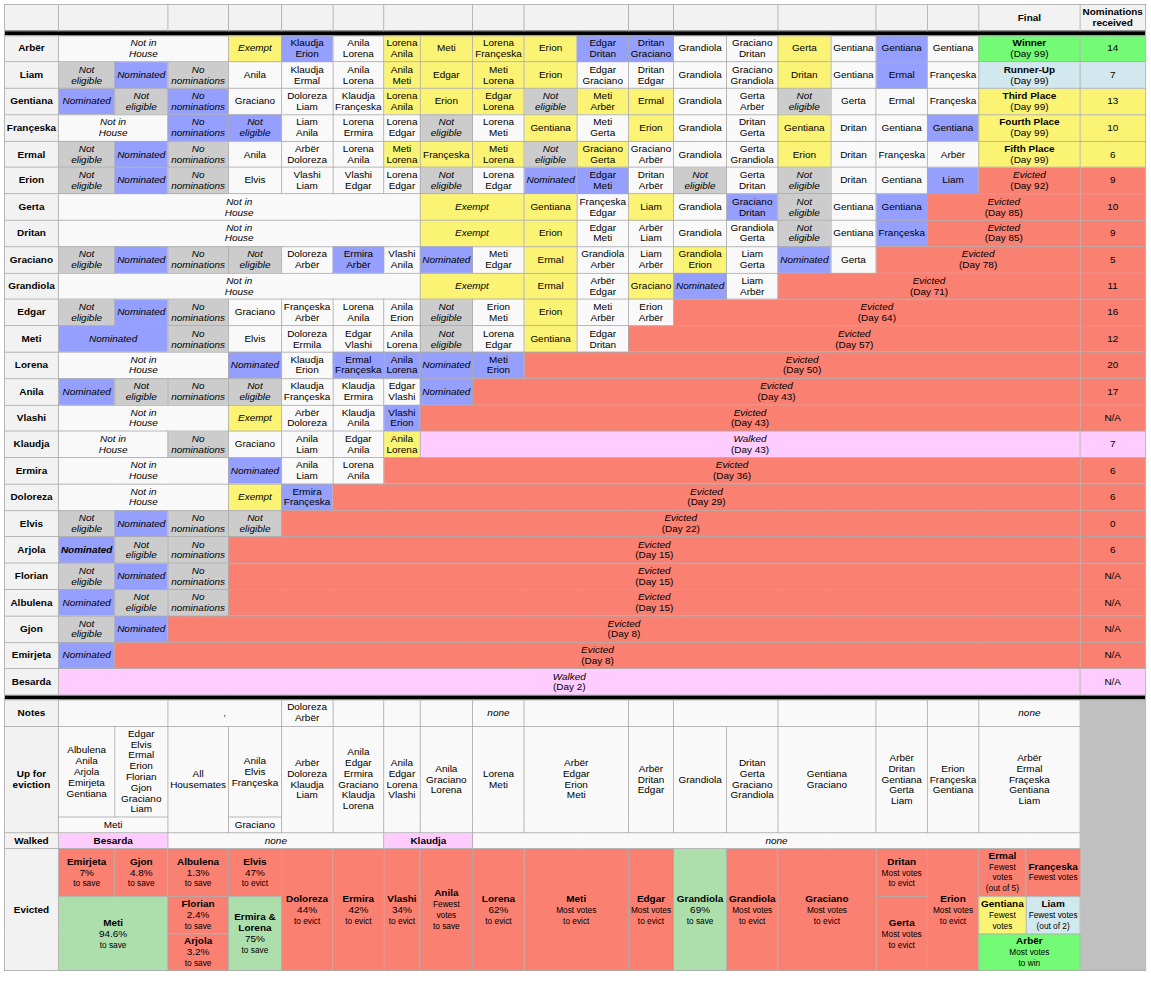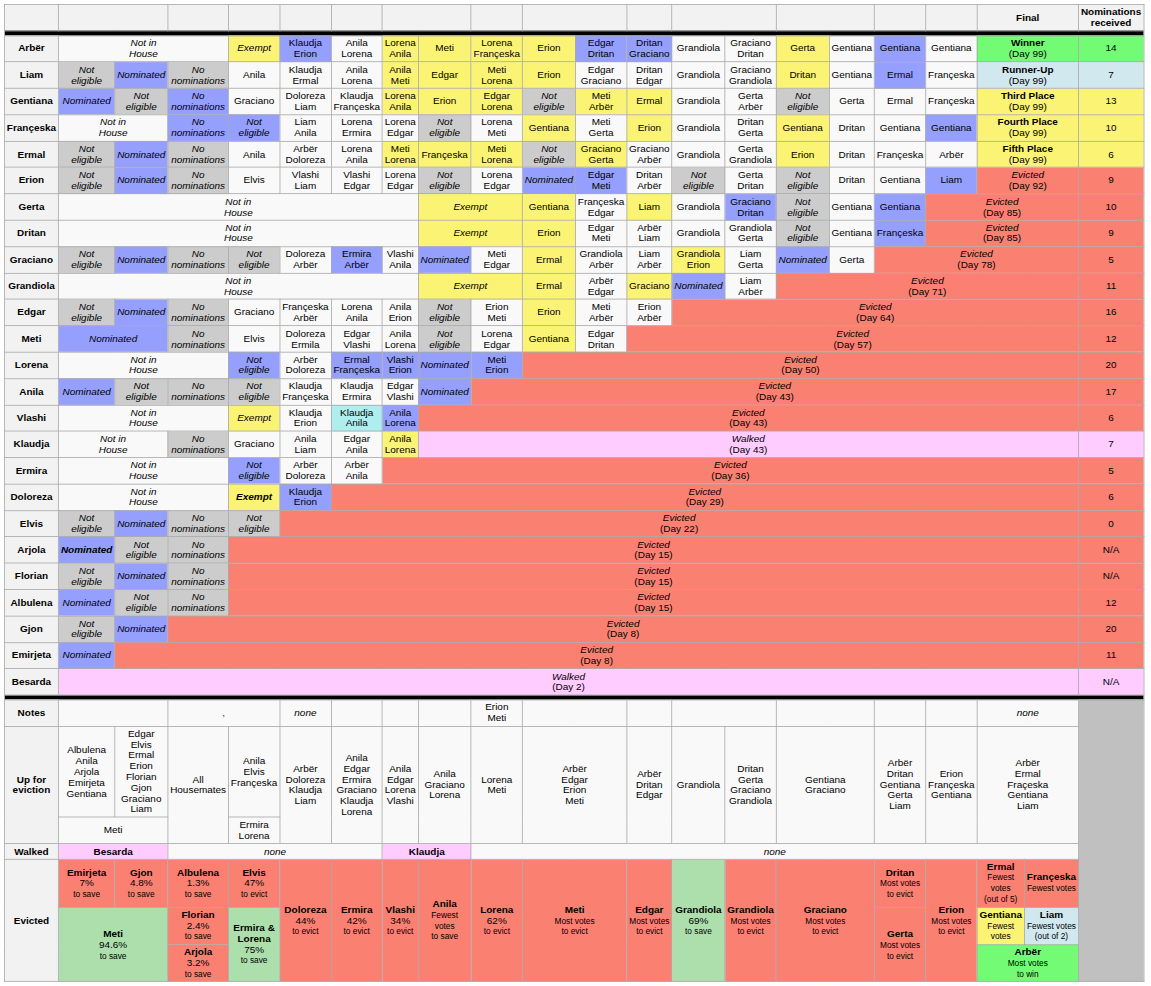(255, 365) Nominated -> (254, 365) Not eligible
(307, 365) Klaudja Erion -> (305, 365) Arbër Doloreza
(402, 365) Anila Lorena -> (400, 365) Vlashi Erion
(307, 418) Arbër Doloreza -> (305, 418) Klaudja Erion
(358, 418) no background -> (357, 418) paleturquoise background
(402, 418) Vlashi Erion -> (400, 418) Anila Lorena
(1113, 418) N/A -> (1111, 418) 6
(255, 470) Nominated -> (254, 470) Not eligible
(307, 470) Anila Liam -> (305, 470) Arbër Doloreza
(358, 470) Lorena Anila -> (357, 470) Arbër Anila
(1113, 470) 6 -> (1111, 470) 5
(255, 497) normal -> (254, 497) bold
(307, 497) Ermira Françeska -> (305, 497) Klaudja Erion
(1113, 550) 6 -> (1111, 550) N/A
(1113, 602) N/A -> (1111, 602) 12
(1113, 629) N/A -> (1111, 629) 20
(1113, 655) N/A -> (1111, 655) 11
(307, 713) Doloreza Arbër -> (305, 713) none
(498, 713) none -> (497, 713) Erion Meti
(255, 825) Graciano -> (254, 830) Ermira Lorena
